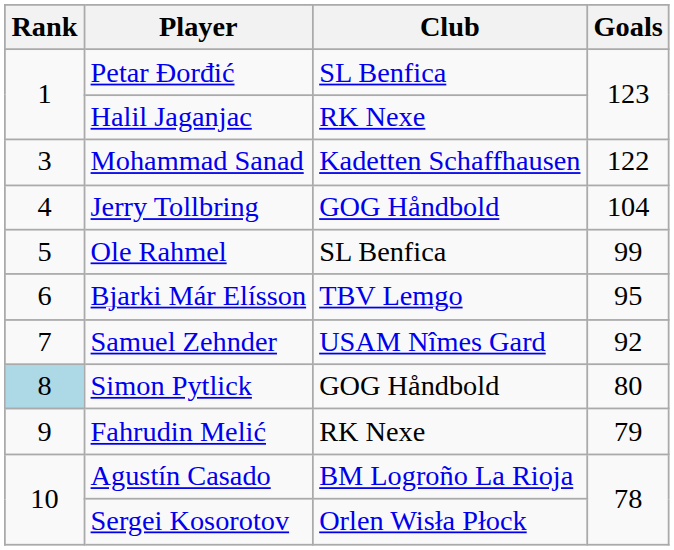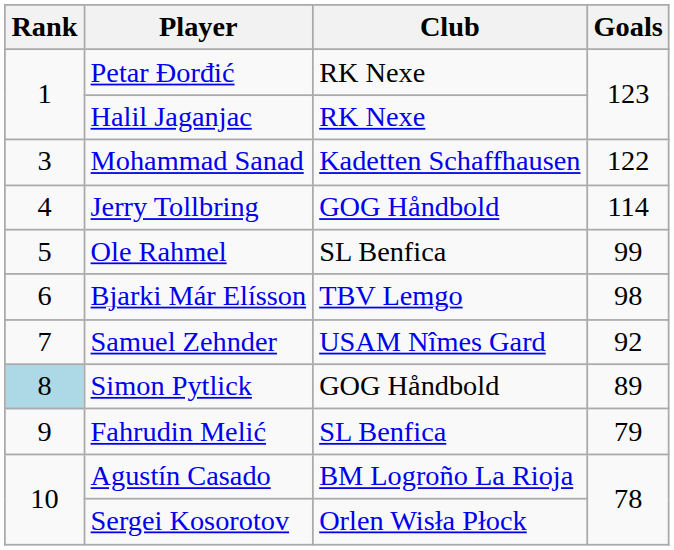(383, 71) SL Benfica -> (372, 71) RK Nexe
(628, 206) 104 -> (628, 206) 114
(628, 296) 95 -> (628, 296) 98
(628, 386) 80 -> (628, 386) 89
(372, 431) RK Nexe -> (383, 431) SL Benfica
